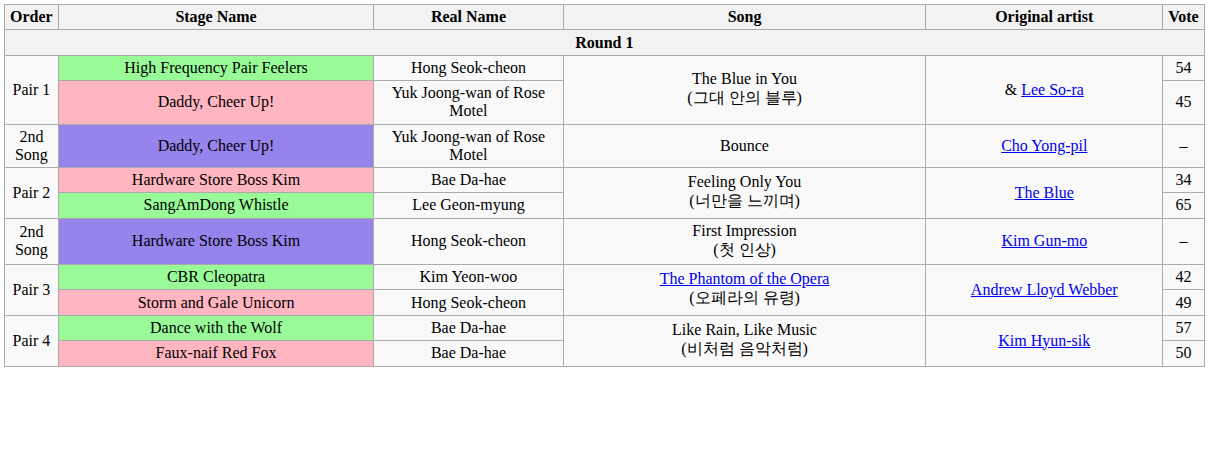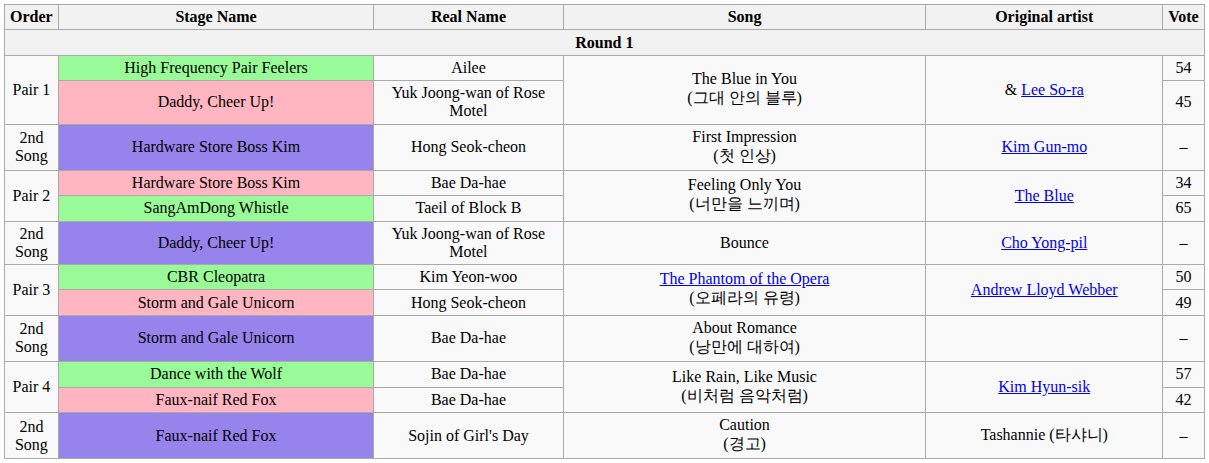(468, 67) Hong Seok-cheon -> (468, 67) Ailee
rows swapped: (216, 145) <-> (216, 241)
(468, 205) Lee Geon-myung -> (468, 208) Taeil of Block B
(1183, 277) 42 -> (1183, 277) 50
+ row: (216, 338)
(1183, 353) 50 -> (1183, 399) 42
+ row: (216, 435)
